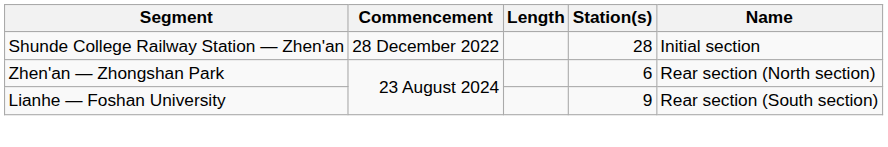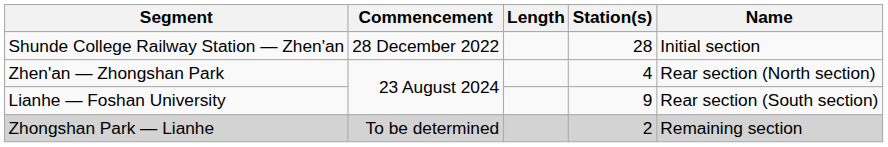(648, 73) 6 -> (648, 73) 4
+ row: (111, 127)
